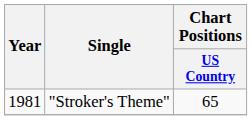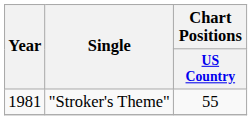(210, 101) 65 -> (210, 101) 55
